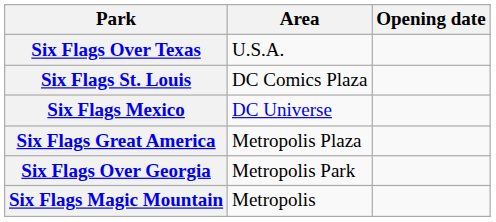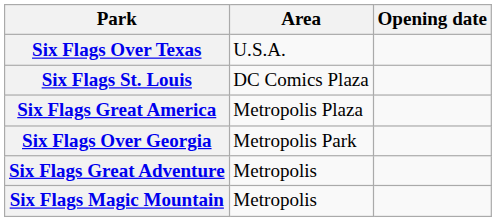- row: (116, 110)
+ row: (117, 170)
